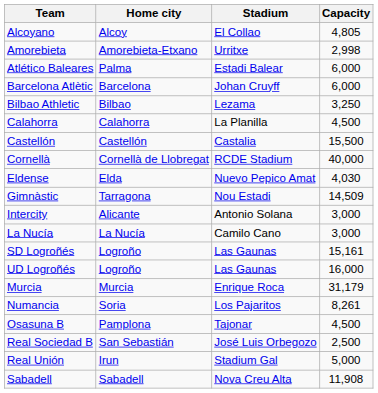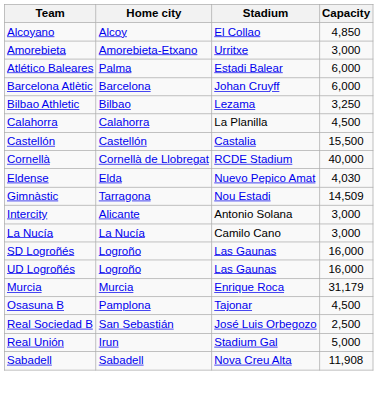(346, 31) 4,805 -> (346, 31) 4,850
(346, 50) 2,998 -> (346, 50) 3,000
(346, 251) 15,161 -> (346, 251) 16,000
- row: (33, 305)
